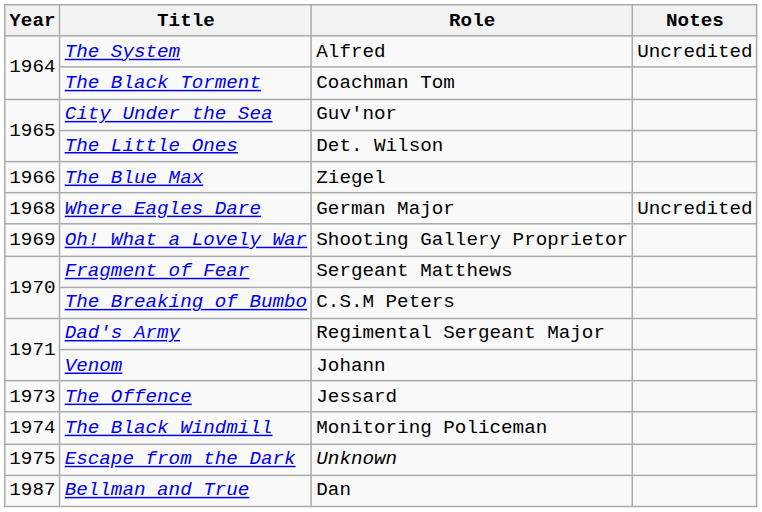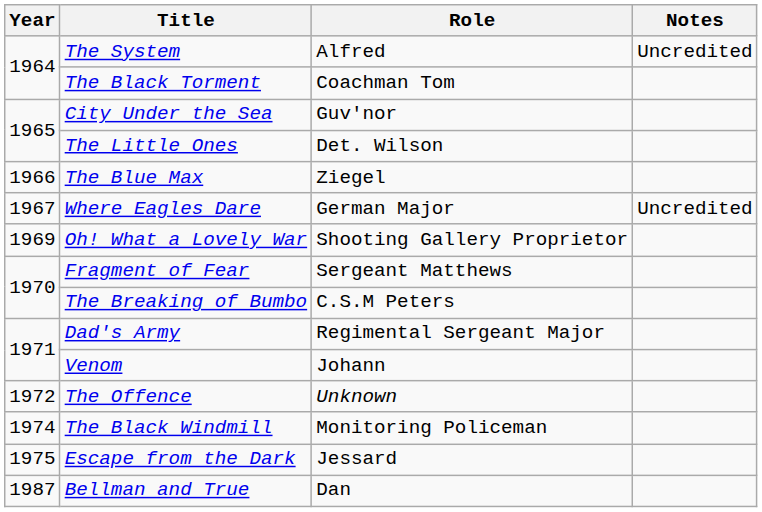(32, 209) 1968 -> (32, 209) 1967
(32, 397) 1973 -> (32, 397) 1972
(357, 397) Jessard -> (357, 397) Unknown
(357, 459) Unknown -> (357, 459) Jessard
